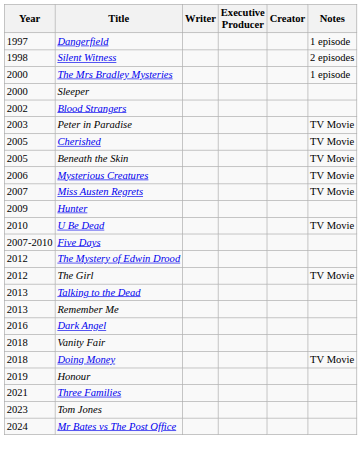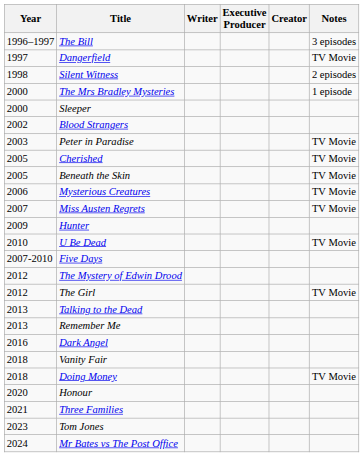+ row: (76, 41)
(330, 41) 1 episode -> (334, 58) TV Movie
(17, 376) 2019 -> (17, 393) 2020
